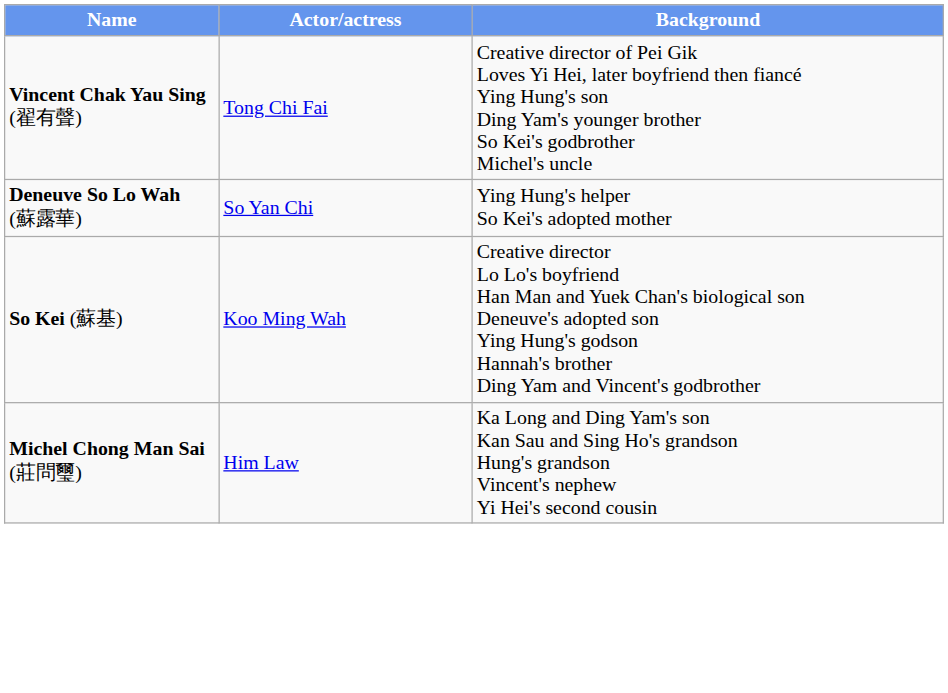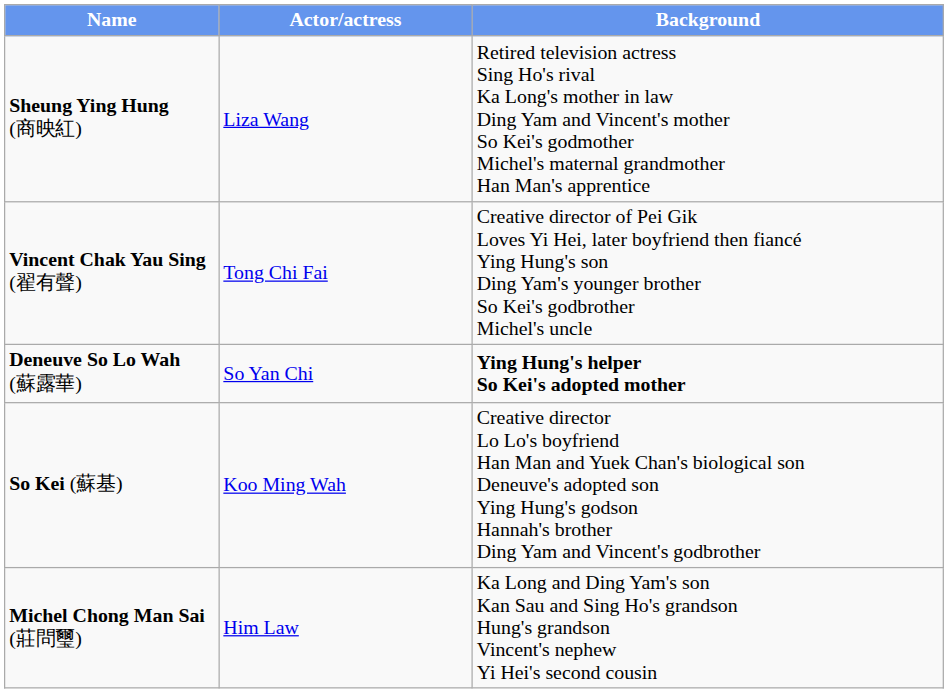+ row: (89, 117)
(574, 207) normal -> (581, 373) bold
